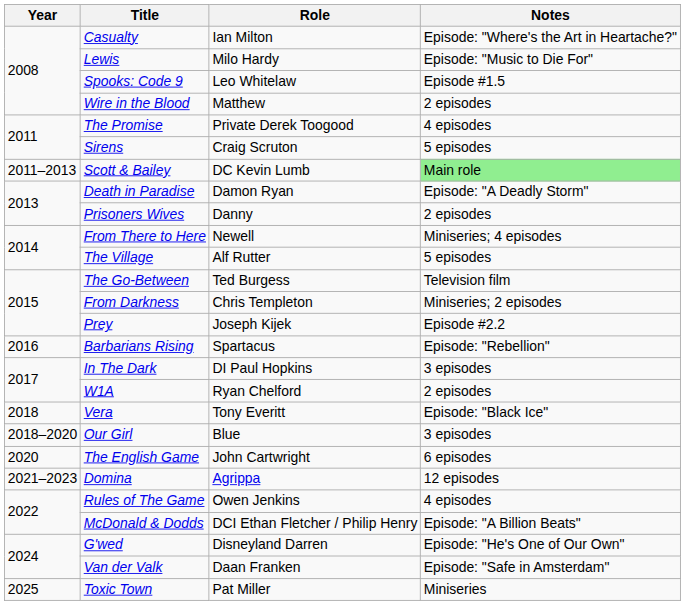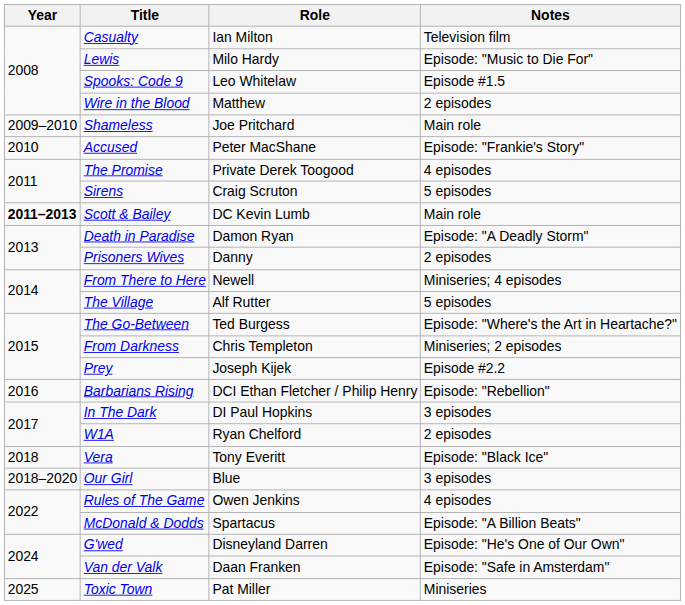(550, 37) Episode: "Where's the Art in Heartache?" -> (467, 37) Television film
+ row: (118, 125)
+ row: (110, 147)
(42, 170) normal -> (42, 214) bold
(452, 170) lightgreen background -> (452, 214) no background
(467, 280) Television film -> (550, 324) Episode: "Where's the Art in Heartache?"
(244, 346) Spartacus -> (315, 390) DCI Ethan Fletcher / Philip Henry
- row: (141, 457)
- row: (108, 479)
(315, 523) DCI Ethan Fletcher / Philip Henry -> (244, 523) Spartacus
